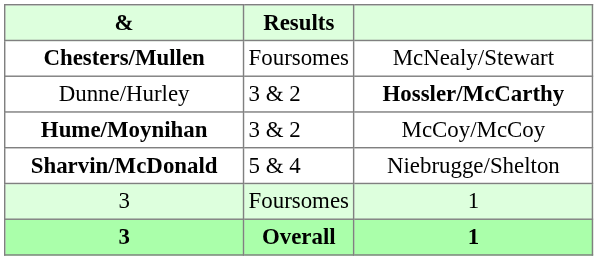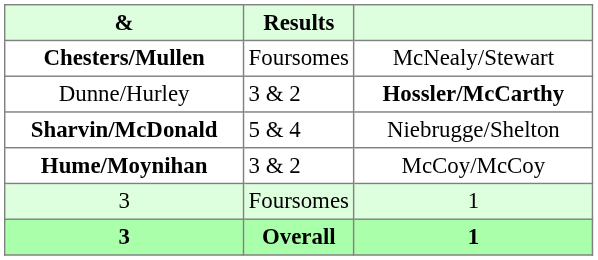rows swapped: (124, 165) <-> (124, 129)
